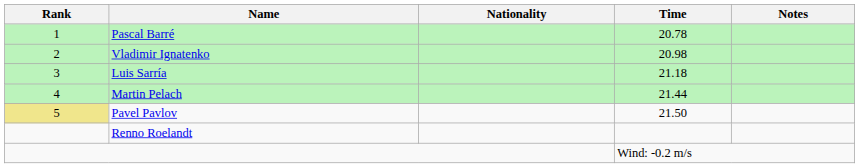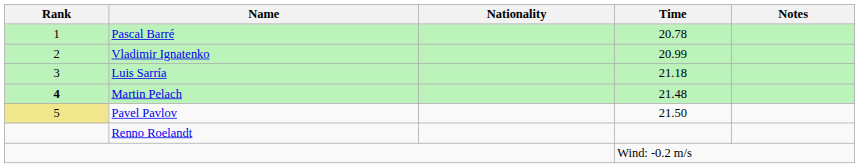(673, 53) 20.98 -> (673, 53) 20.99
(57, 93) normal -> (57, 93) bold
(673, 93) 21.44 -> (673, 93) 21.48
